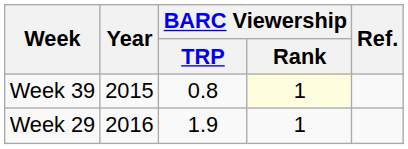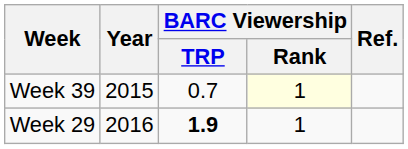(203, 90) 0.8 -> (203, 90) 0.7
(203, 125) normal -> (203, 125) bold
